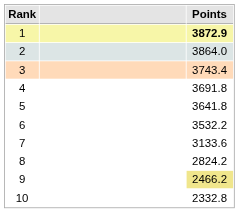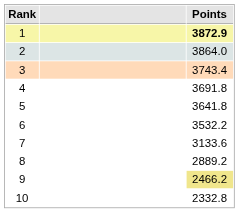(210, 161) 2824.2 -> (210, 161) 2889.2
